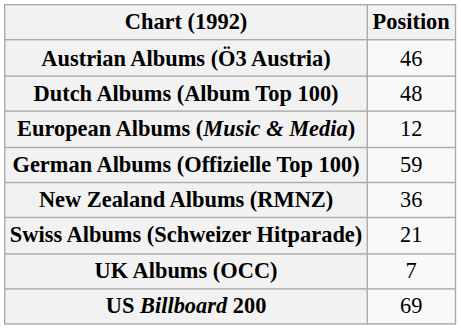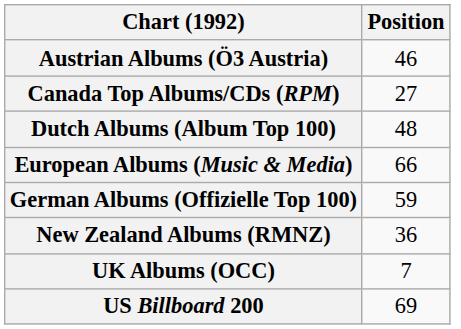+ row: (183, 93)
(411, 128) 12 -> (406, 164) 66
- row: (186, 235)
